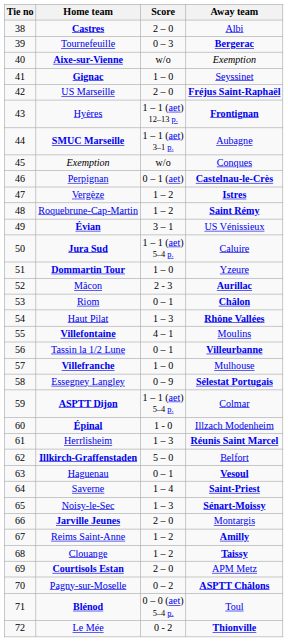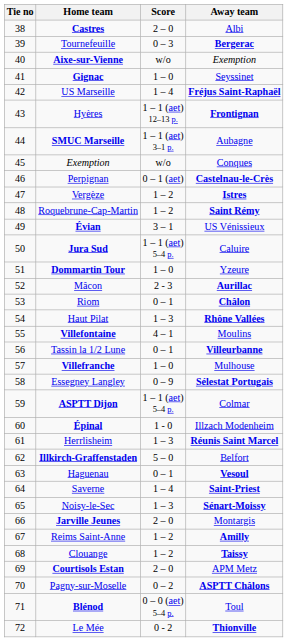(163, 92) 2 – 0 -> (163, 92) 1 – 4
